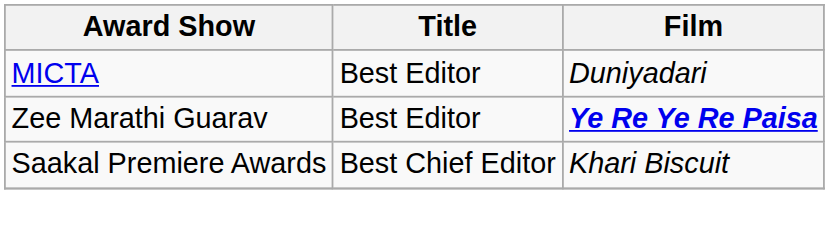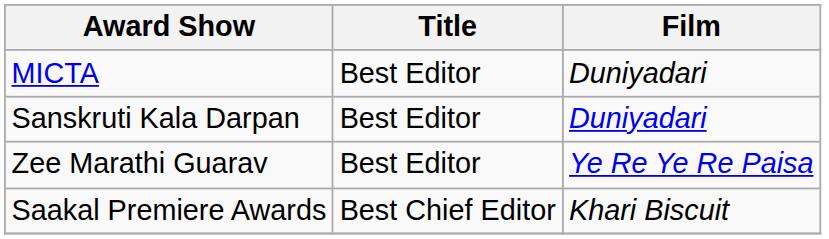+ row: (156, 118)
(693, 118) bold -> (691, 164) normal
